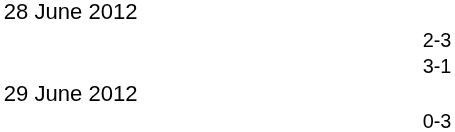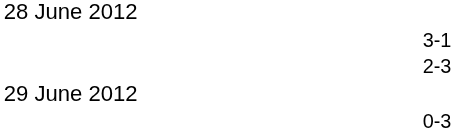rows swapped: (165, 66) <-> (165, 40)
